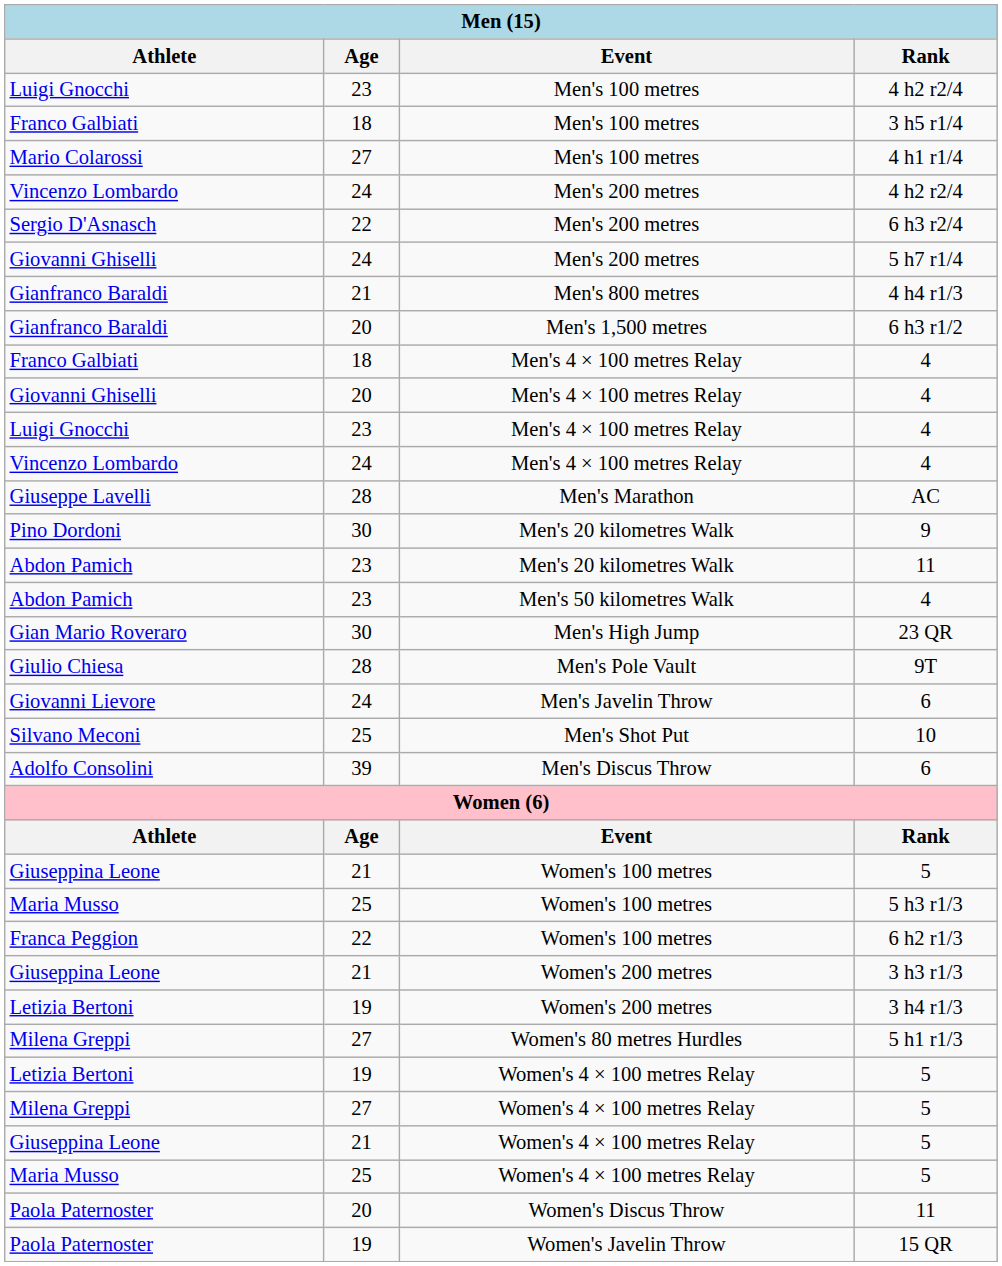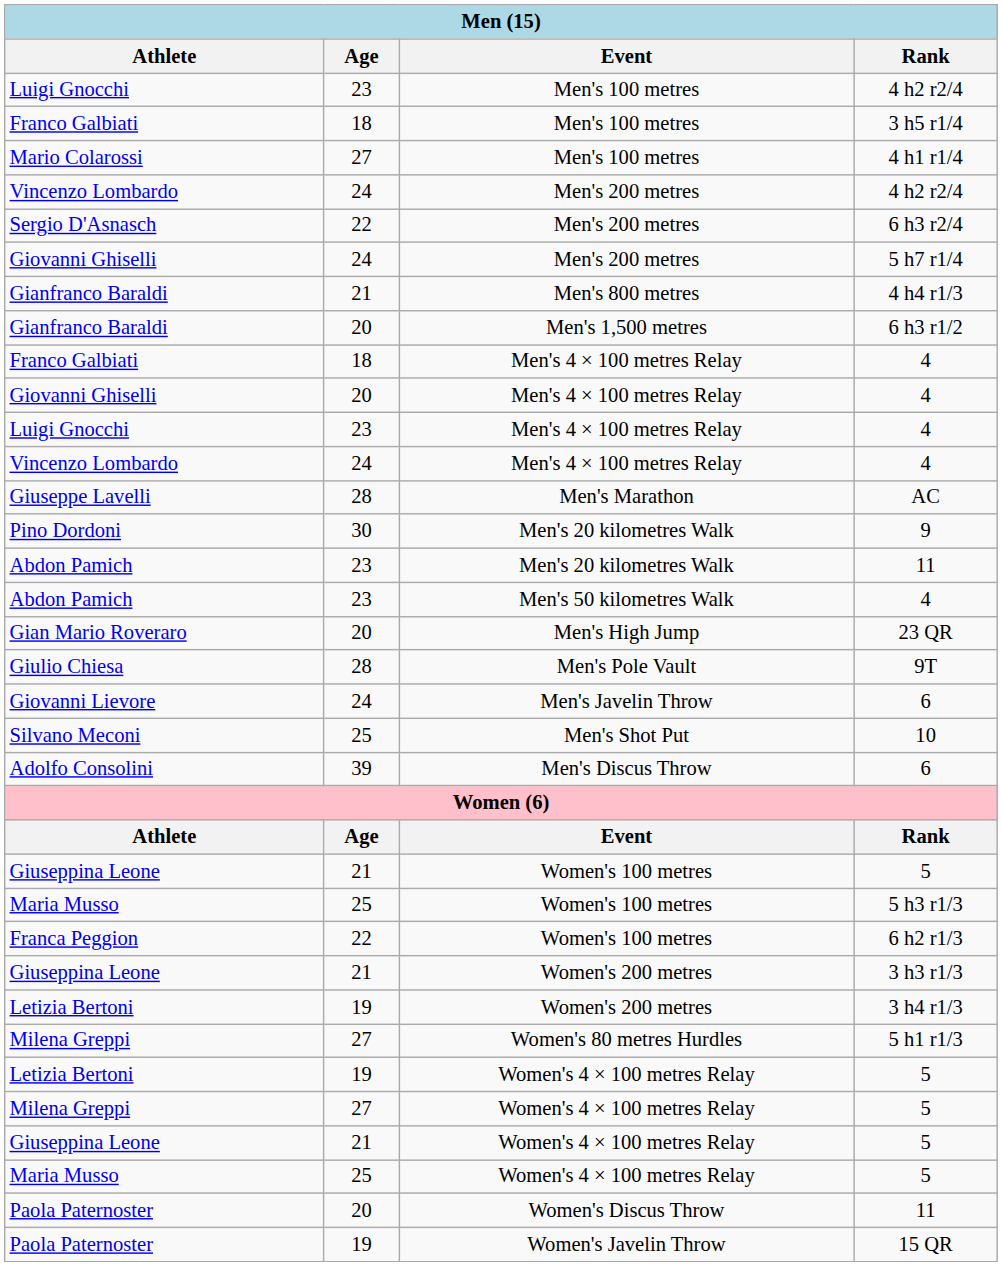(361, 633) 30 -> (361, 633) 20
